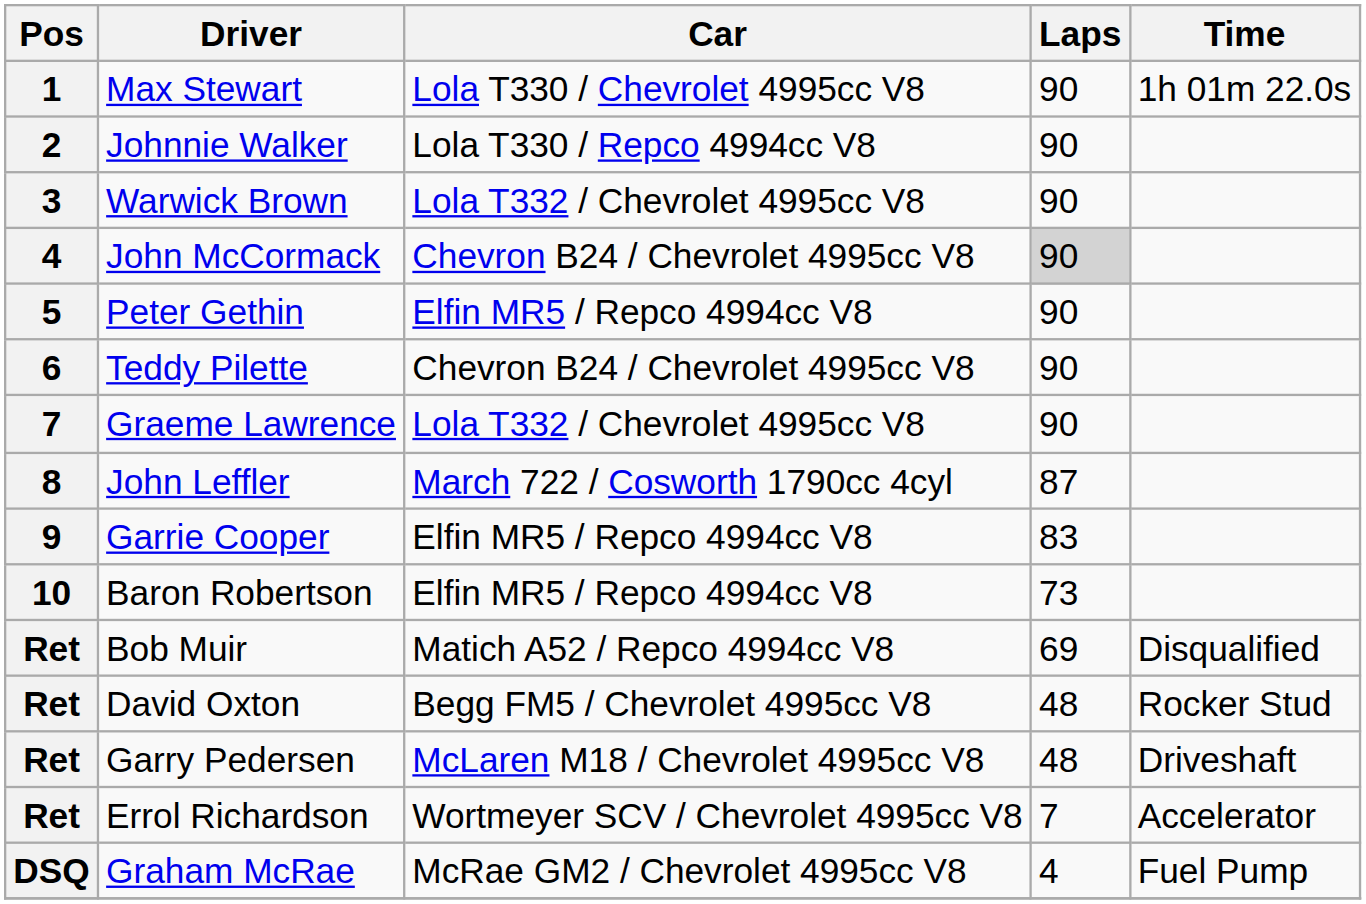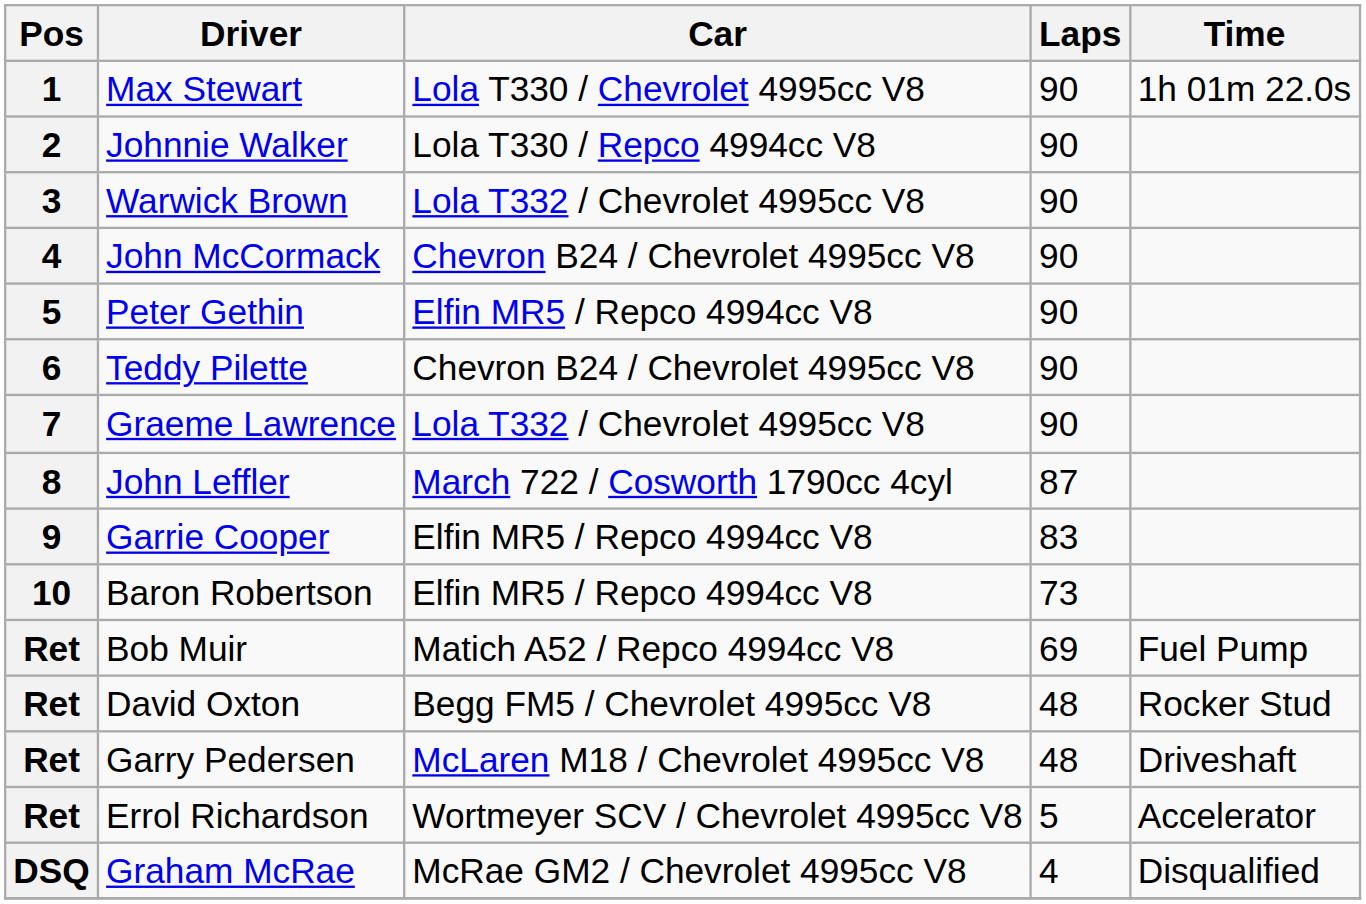(1059, 257) lightgrey background -> (1059, 257) no background
(1229, 647) Disqualified -> (1223, 647) Fuel Pump
(1049, 815) 7 -> (1049, 815) 5
(1223, 871) Fuel Pump -> (1229, 871) Disqualified
